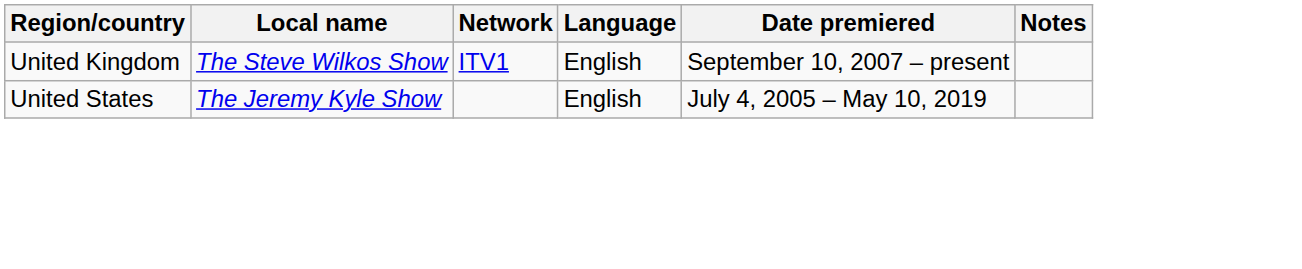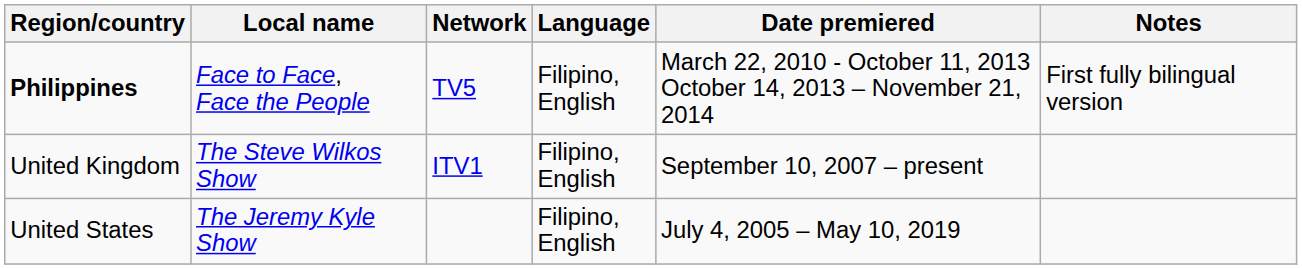+ row: (74, 88)
(603, 61) English -> (578, 166) Filipino, English
(603, 99) English -> (578, 230) Filipino, English
